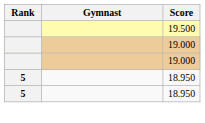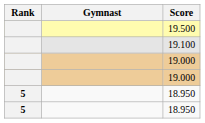+ row: (23, 45)
